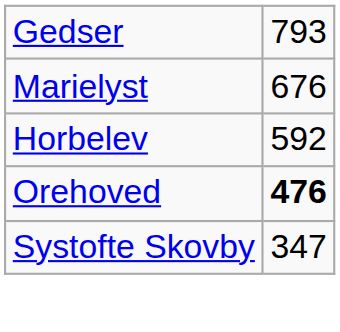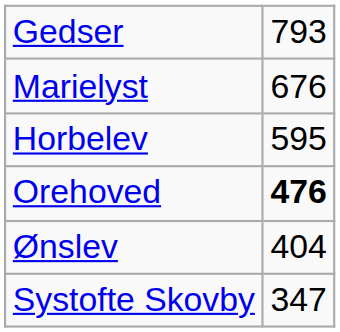(299, 139) 592 -> (299, 139) 595
+ row: (65, 246)
